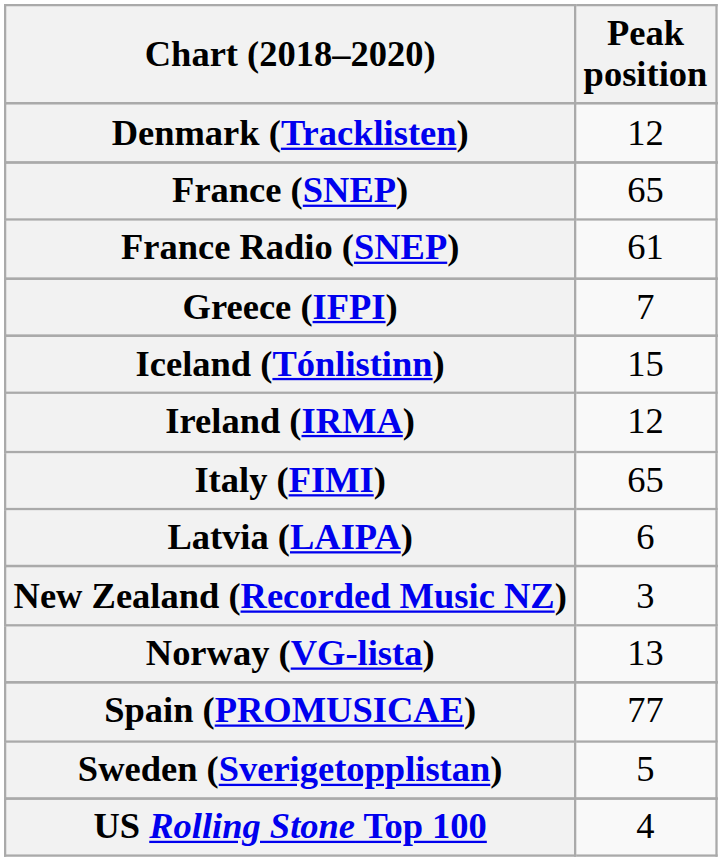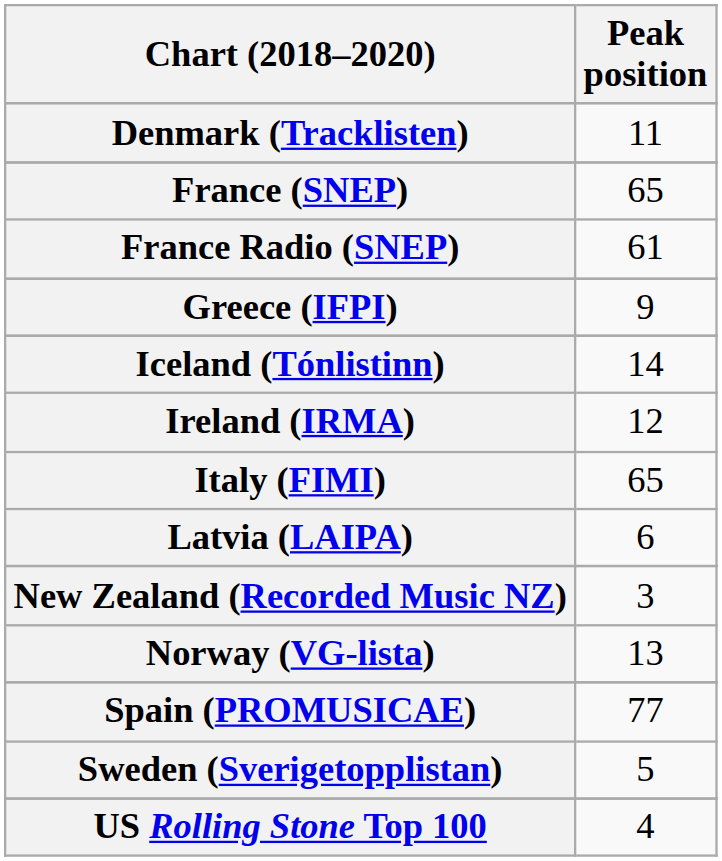(645, 132) 12 -> (645, 132) 11
(645, 305) 7 -> (645, 305) 9
(645, 363) 15 -> (645, 363) 14
